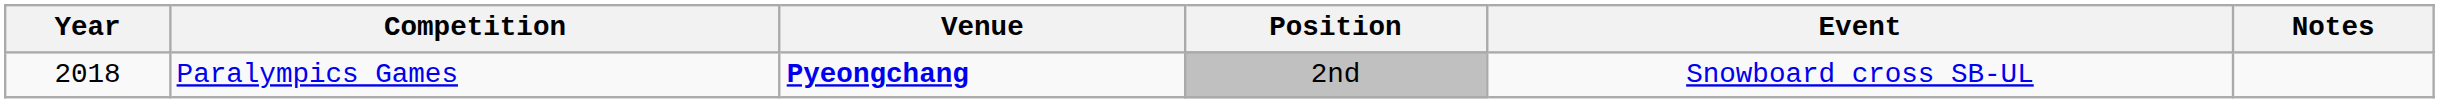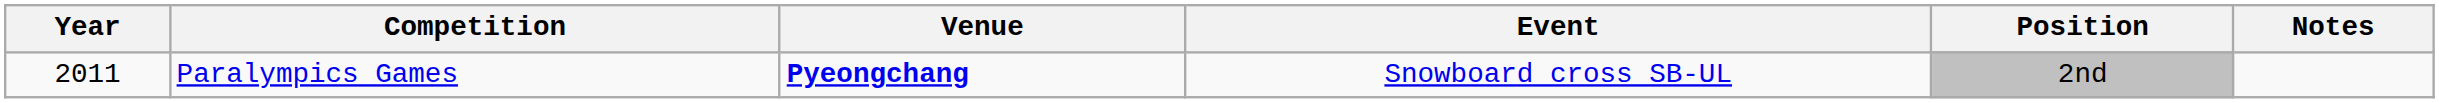columns swapped: (1335, 28) <-> (1860, 28)
(88, 74) 2018 -> (88, 74) 2011
